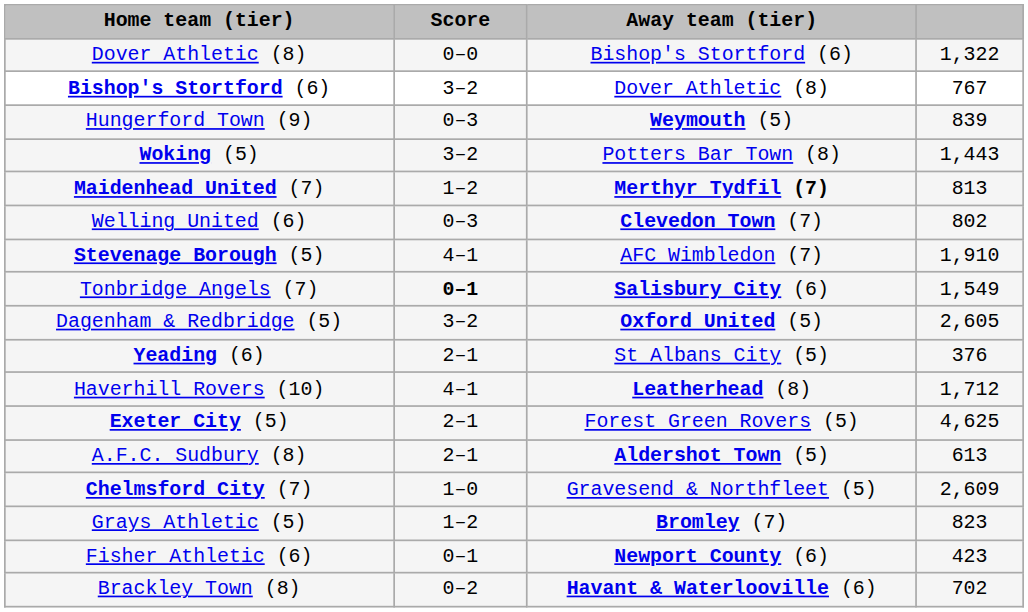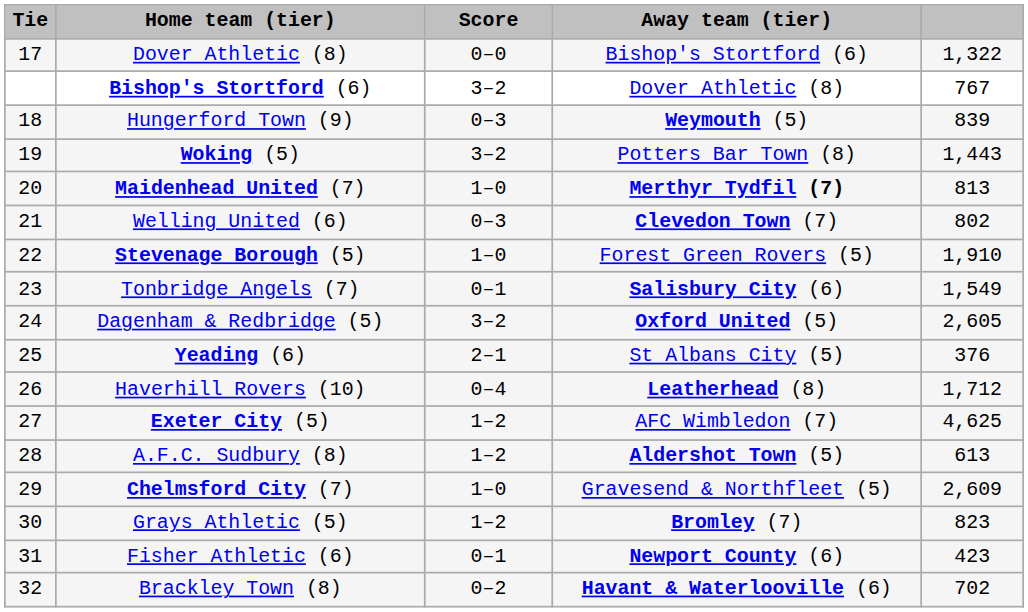+ column: (30, 21)
(460, 188) 1–2 -> (489, 188) 1–0
(460, 255) 4–1 -> (489, 255) 1–0
(722, 255) AFC Wimbledon (7) -> (737, 255) Forest Green Rovers (5)
(460, 289) bold -> (489, 289) normal
(460, 389) 4–1 -> (489, 389) 0–4
(460, 422) 2–1 -> (489, 422) 1–2
(722, 422) Forest Green Rovers (5) -> (737, 422) AFC Wimbledon (7)
(460, 456) 2–1 -> (489, 456) 1–2
